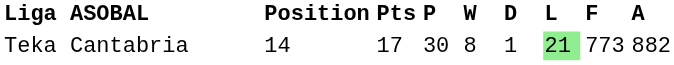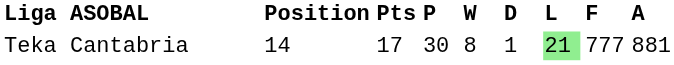(605, 46) 773 -> (605, 46) 777
(651, 46) 882 -> (651, 46) 881
